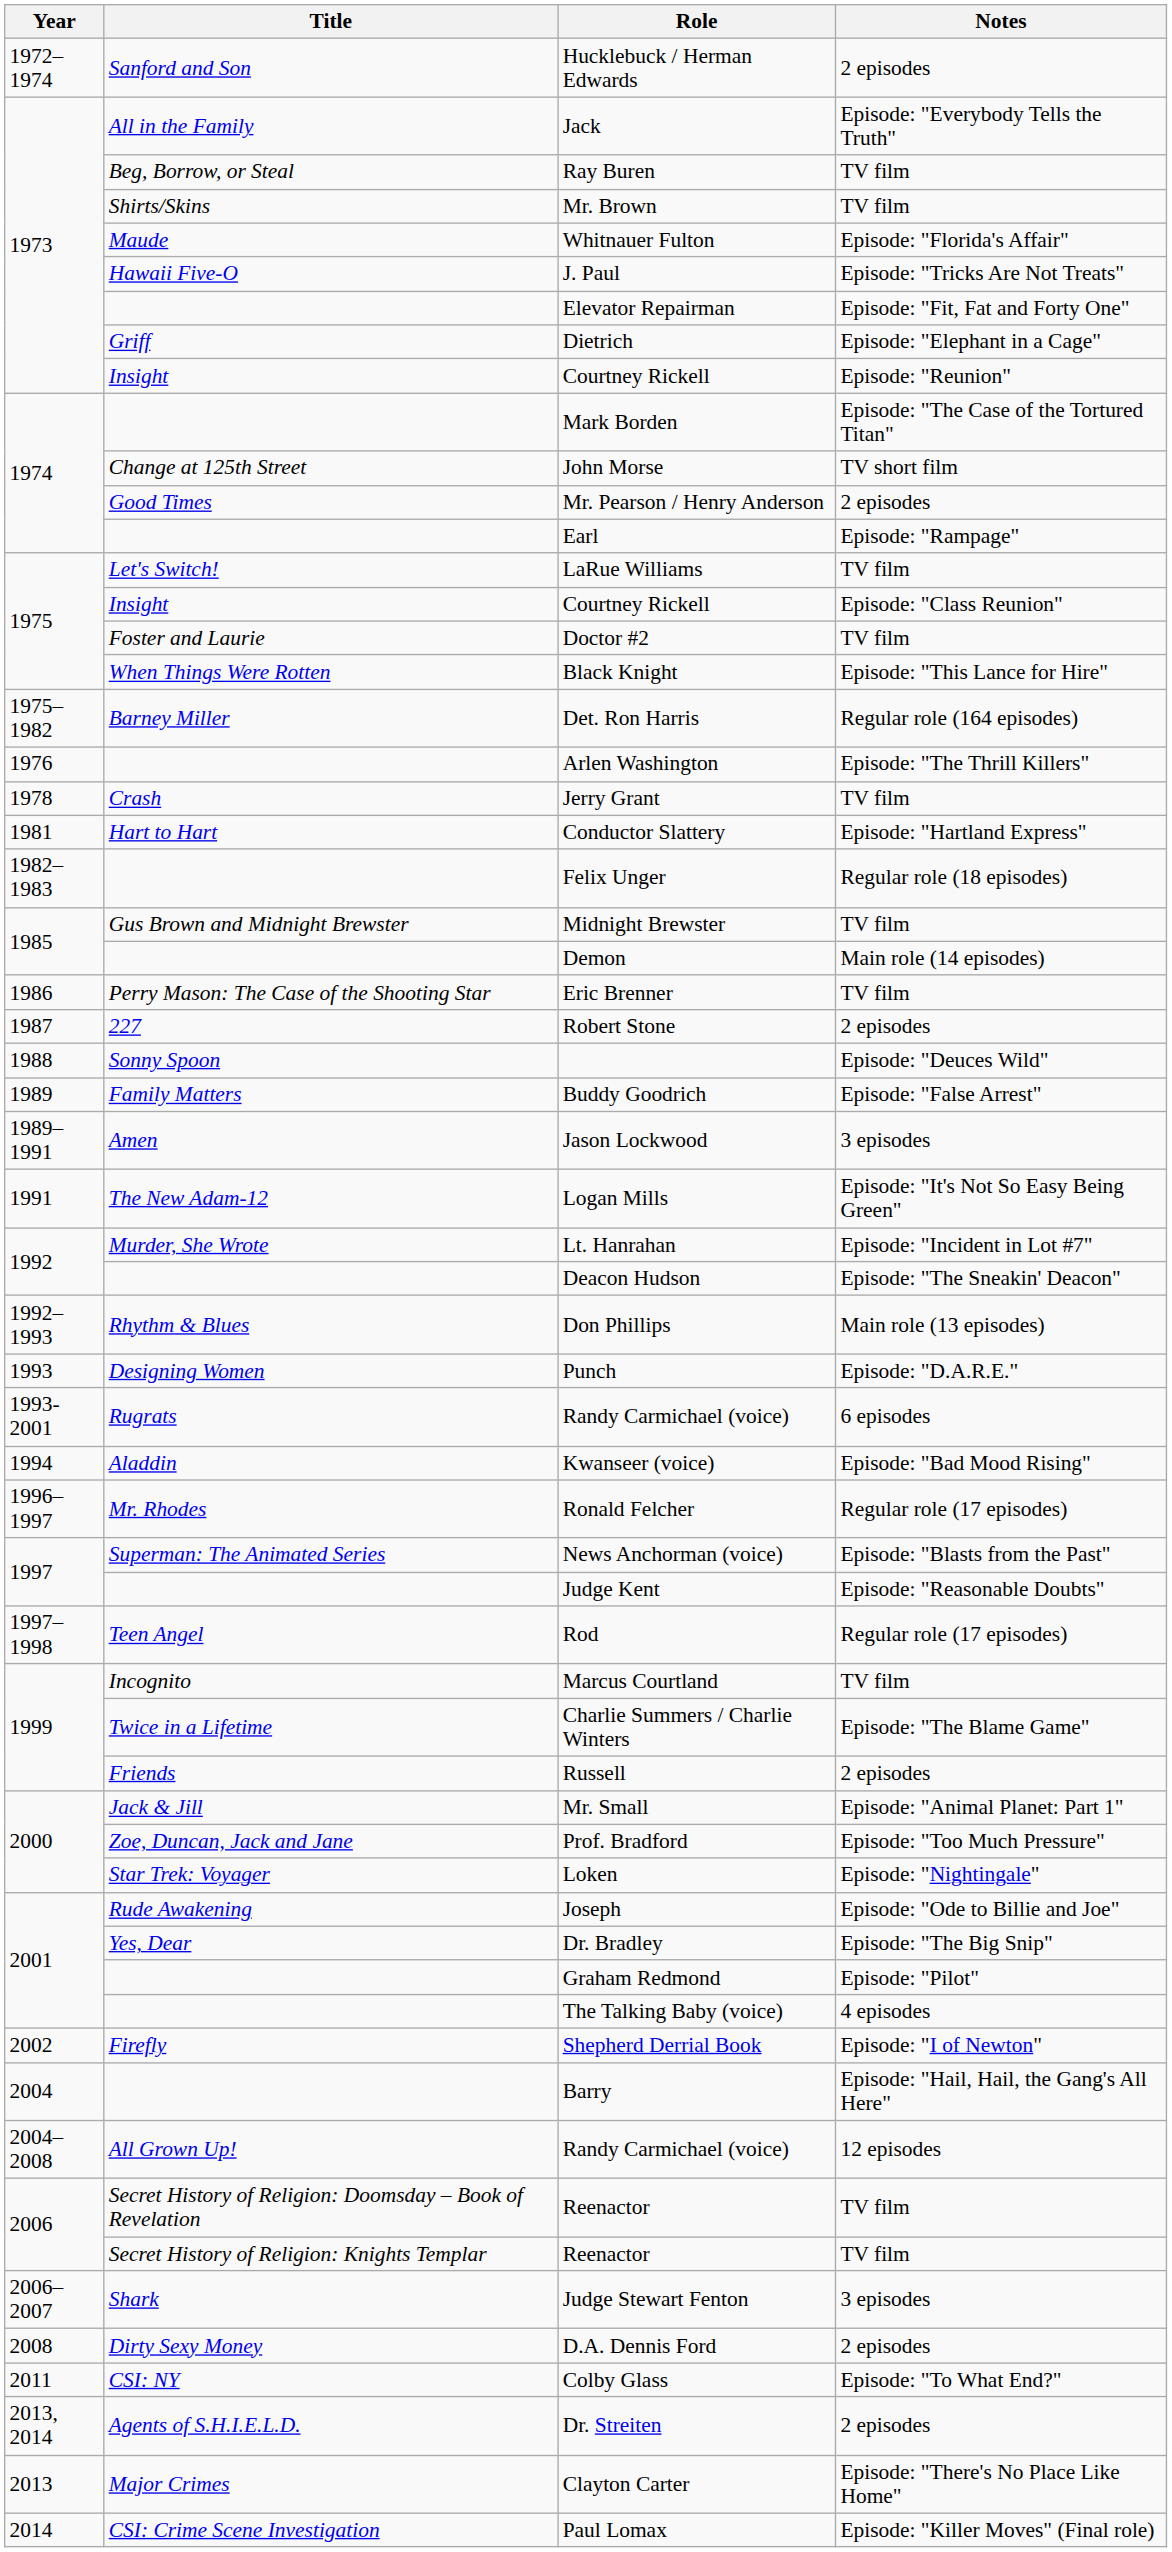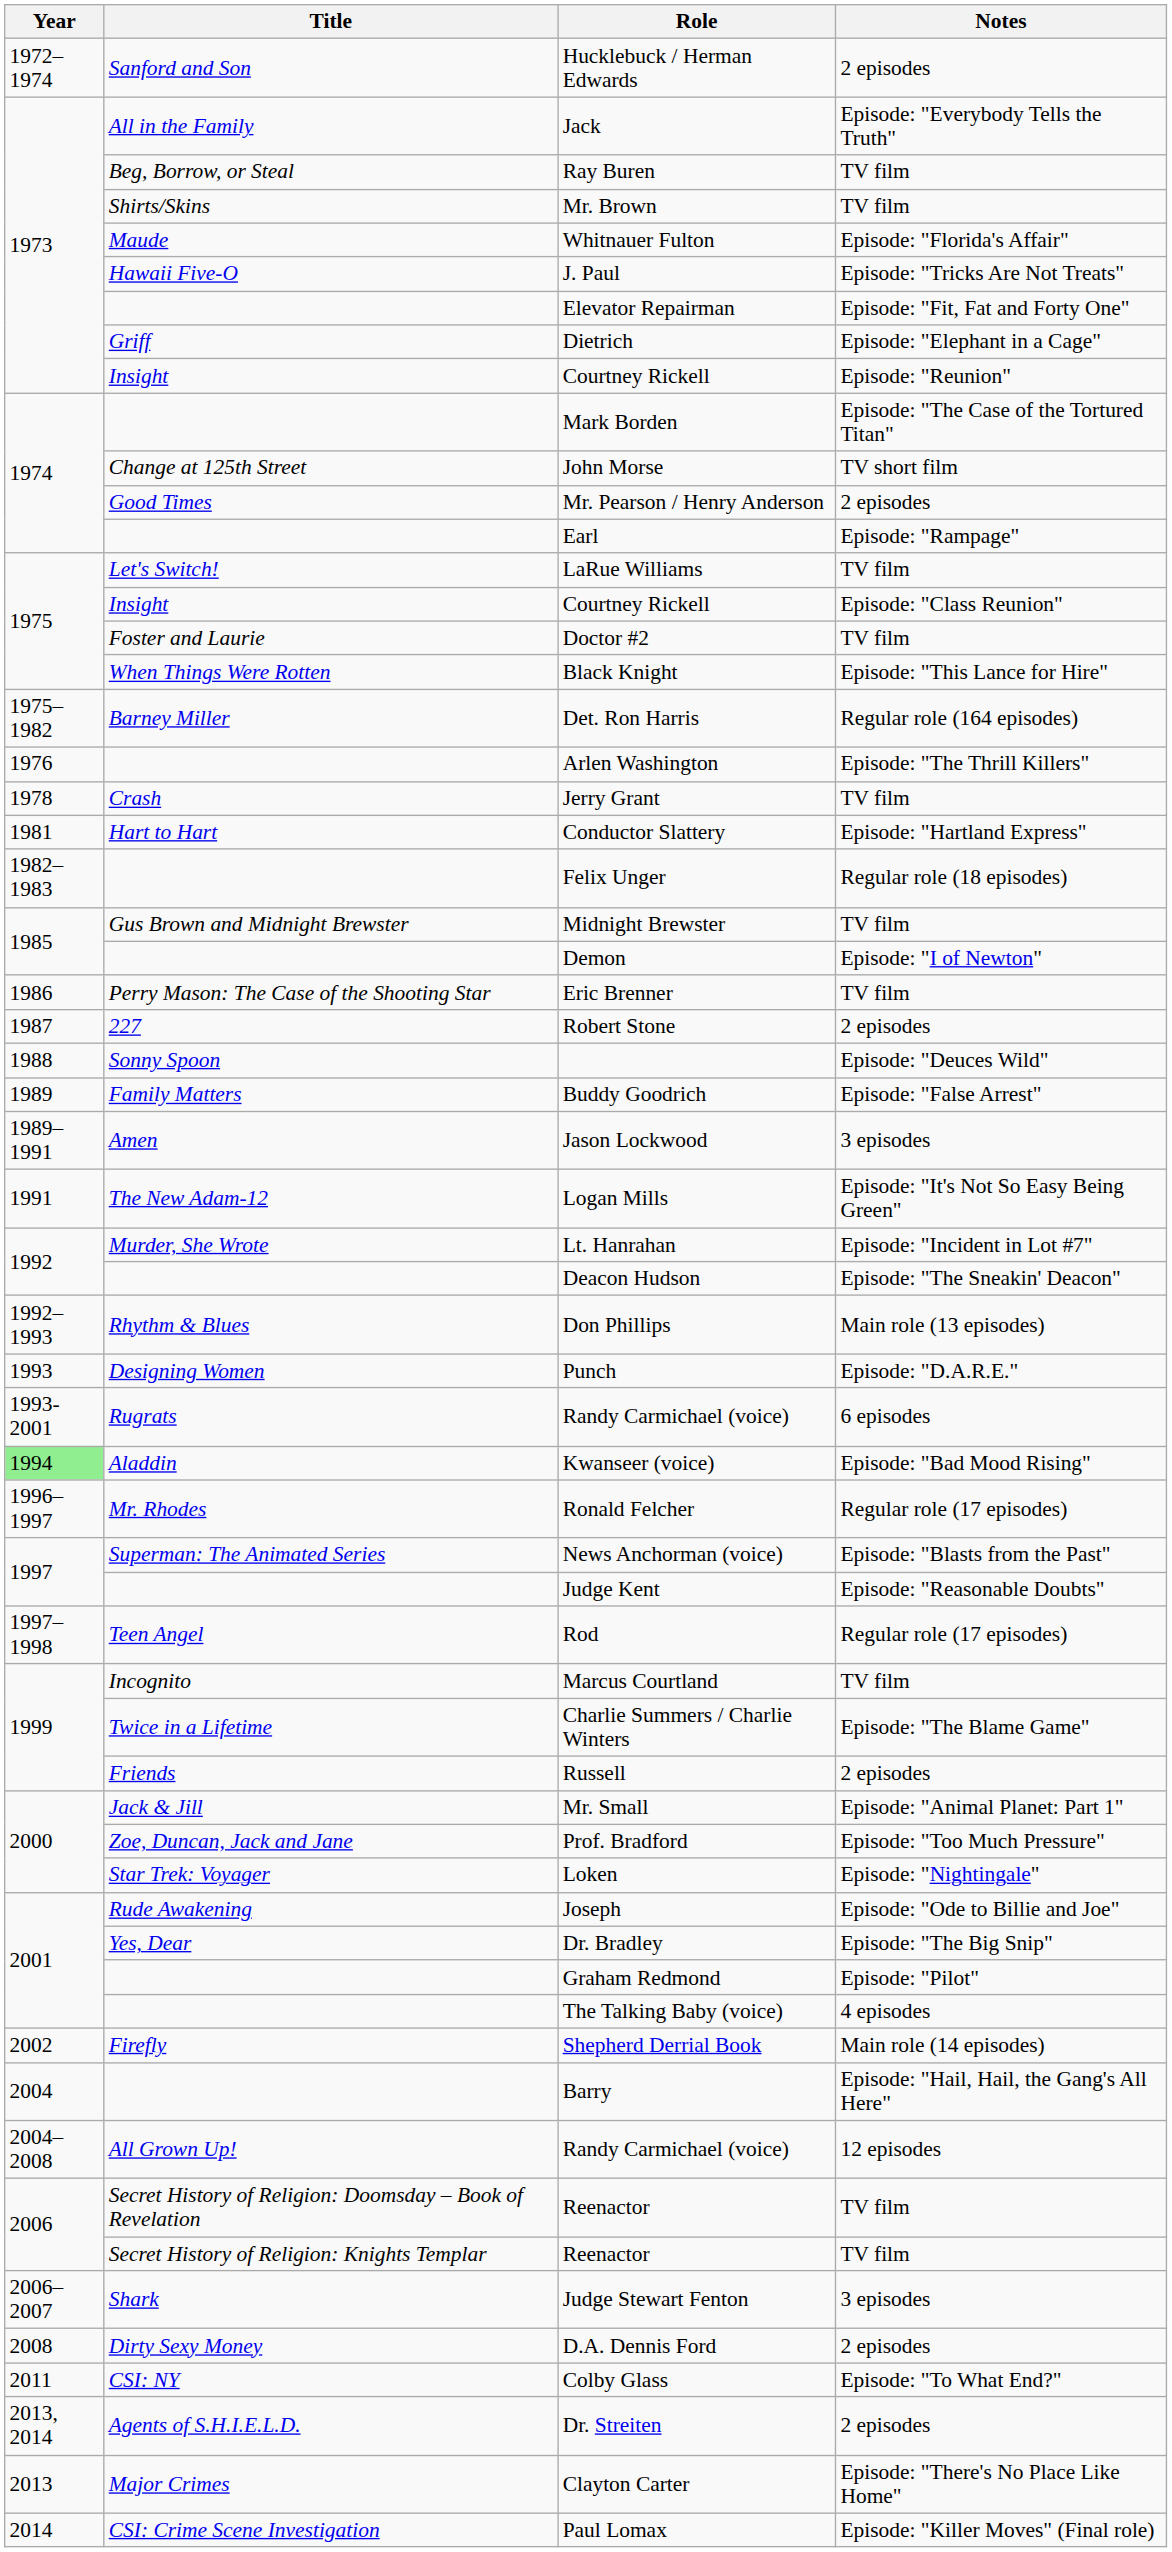(943, 958) Main role (14 episodes) -> (941, 958) Episode: "I of Newton"
(31, 1462) no background -> (31, 1462) lightgreen background
(941, 2045) Episode: "I of Newton" -> (943, 2045) Main role (14 episodes)
